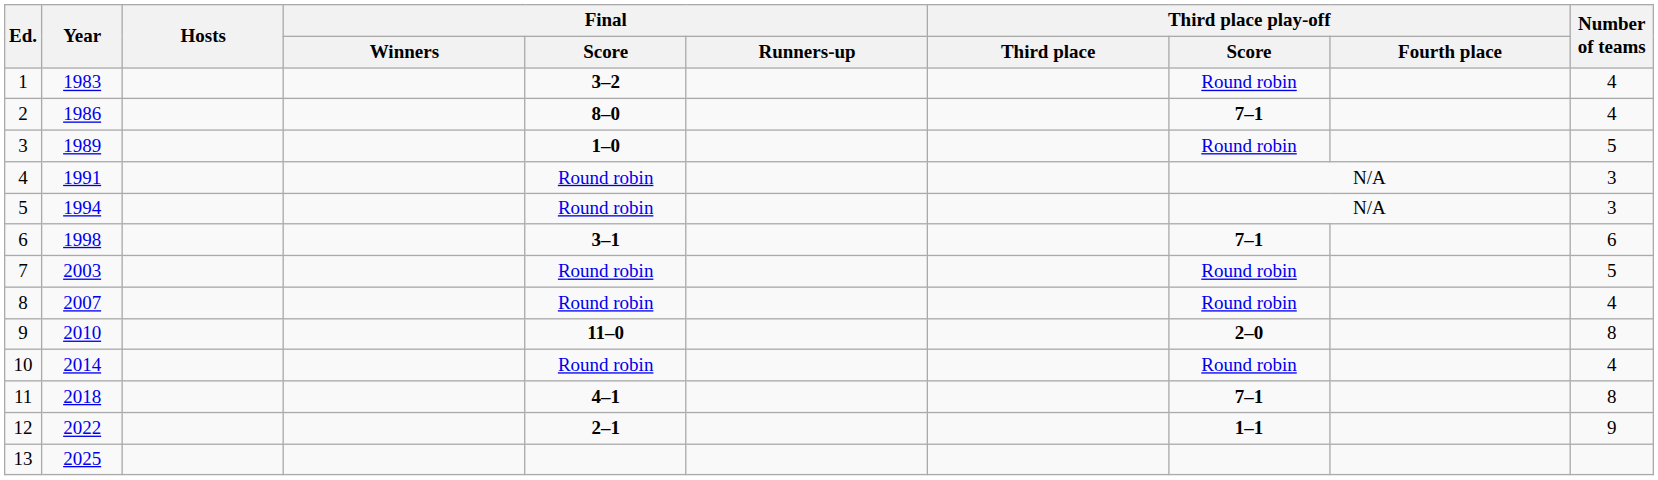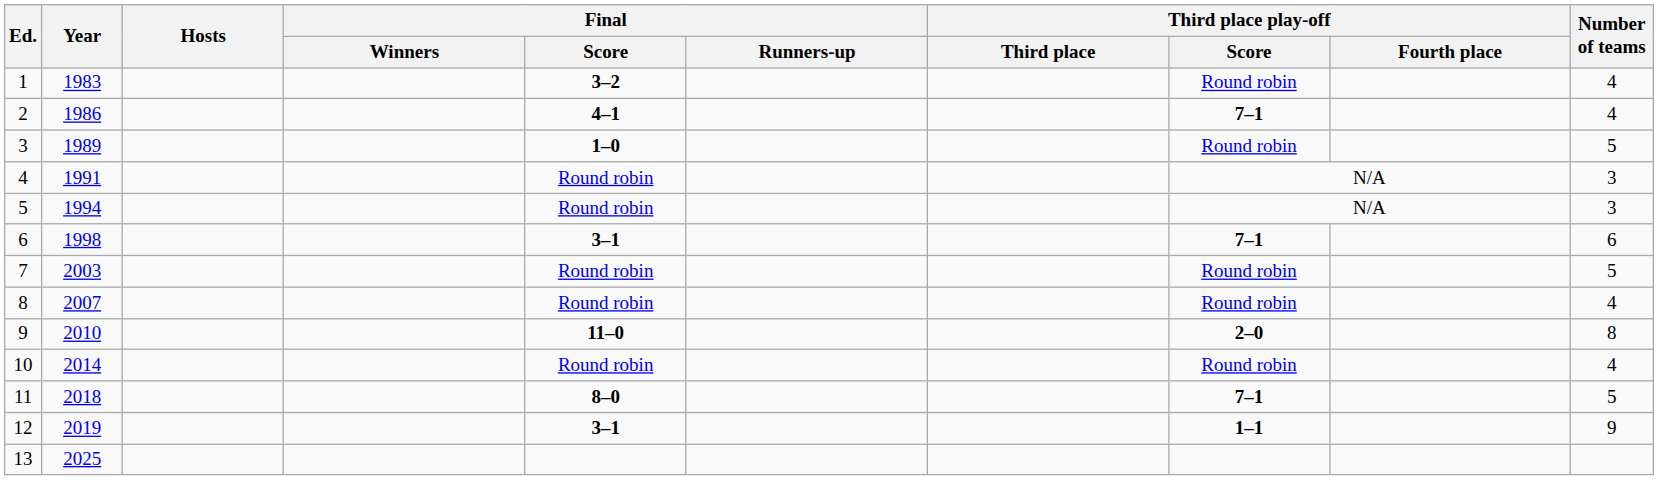(606, 114) 8–0 -> (606, 114) 4–1
(606, 396) 4–1 -> (606, 396) 8–0
(1612, 396) 8 -> (1612, 396) 5
(82, 428) 2022 -> (82, 428) 2019
(606, 428) 2–1 -> (606, 428) 3–1
